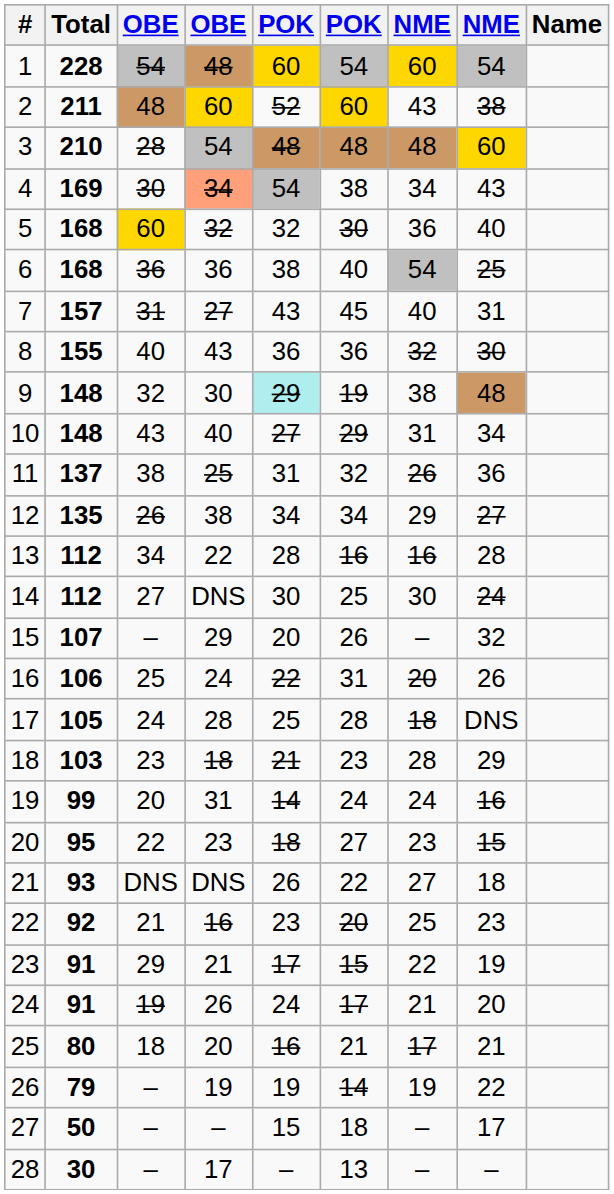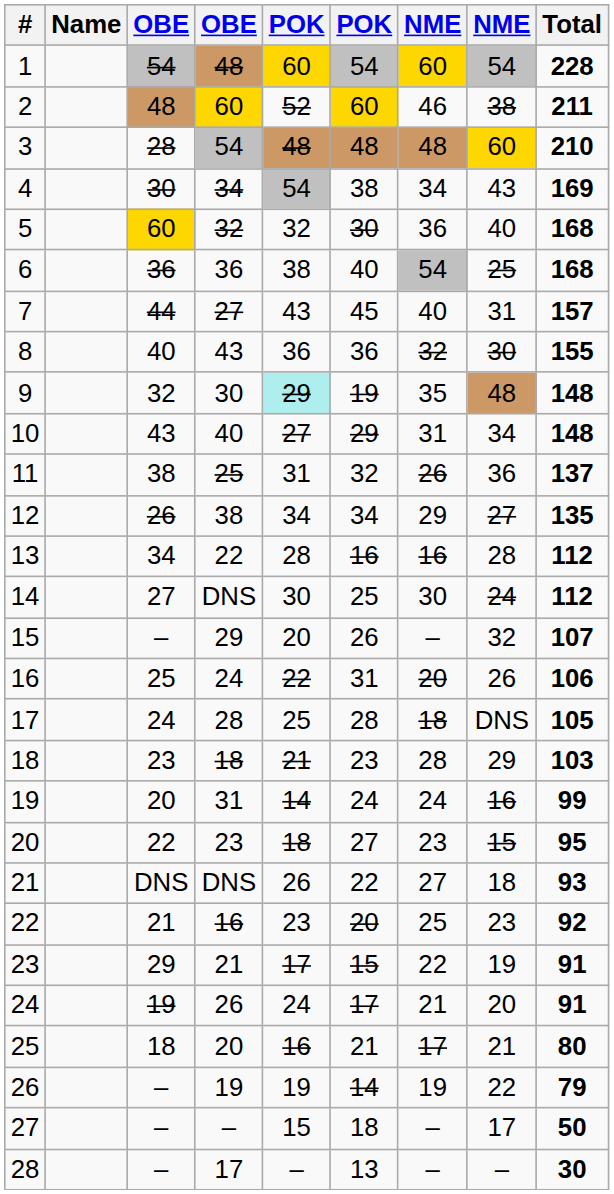columns swapped: (567, 24) <-> (81, 24)
(422, 106) 43 -> (433, 106) 46
(218, 188) lightsalmon background -> (229, 188) no background
(151, 310) 31 -> (161, 310) 44
(422, 392) 38 -> (433, 392) 35
